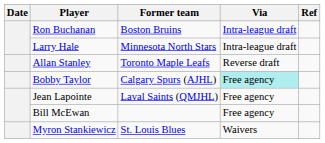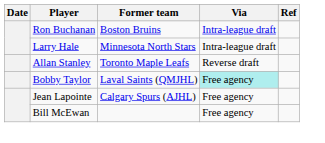(168, 79) Calgary Spurs (AJHL) -> (149, 79) Laval Saints (QMJHL)
(169, 96) Laval Saints (QMJHL) -> (148, 96) Calgary Spurs (AJHL)
- row: (74, 130)
